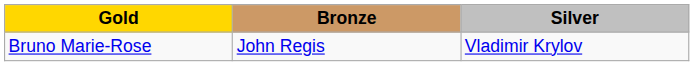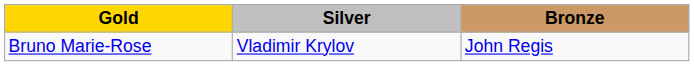columns swapped: (575, 18) <-> (347, 18)
